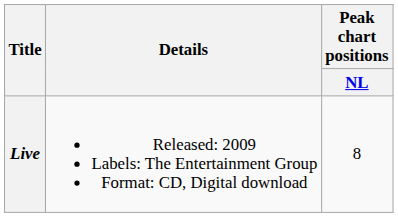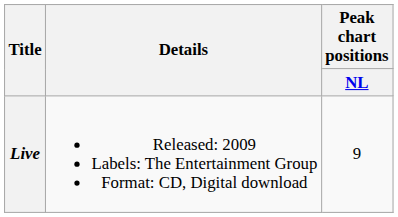(357, 154) 8 -> (357, 154) 9
